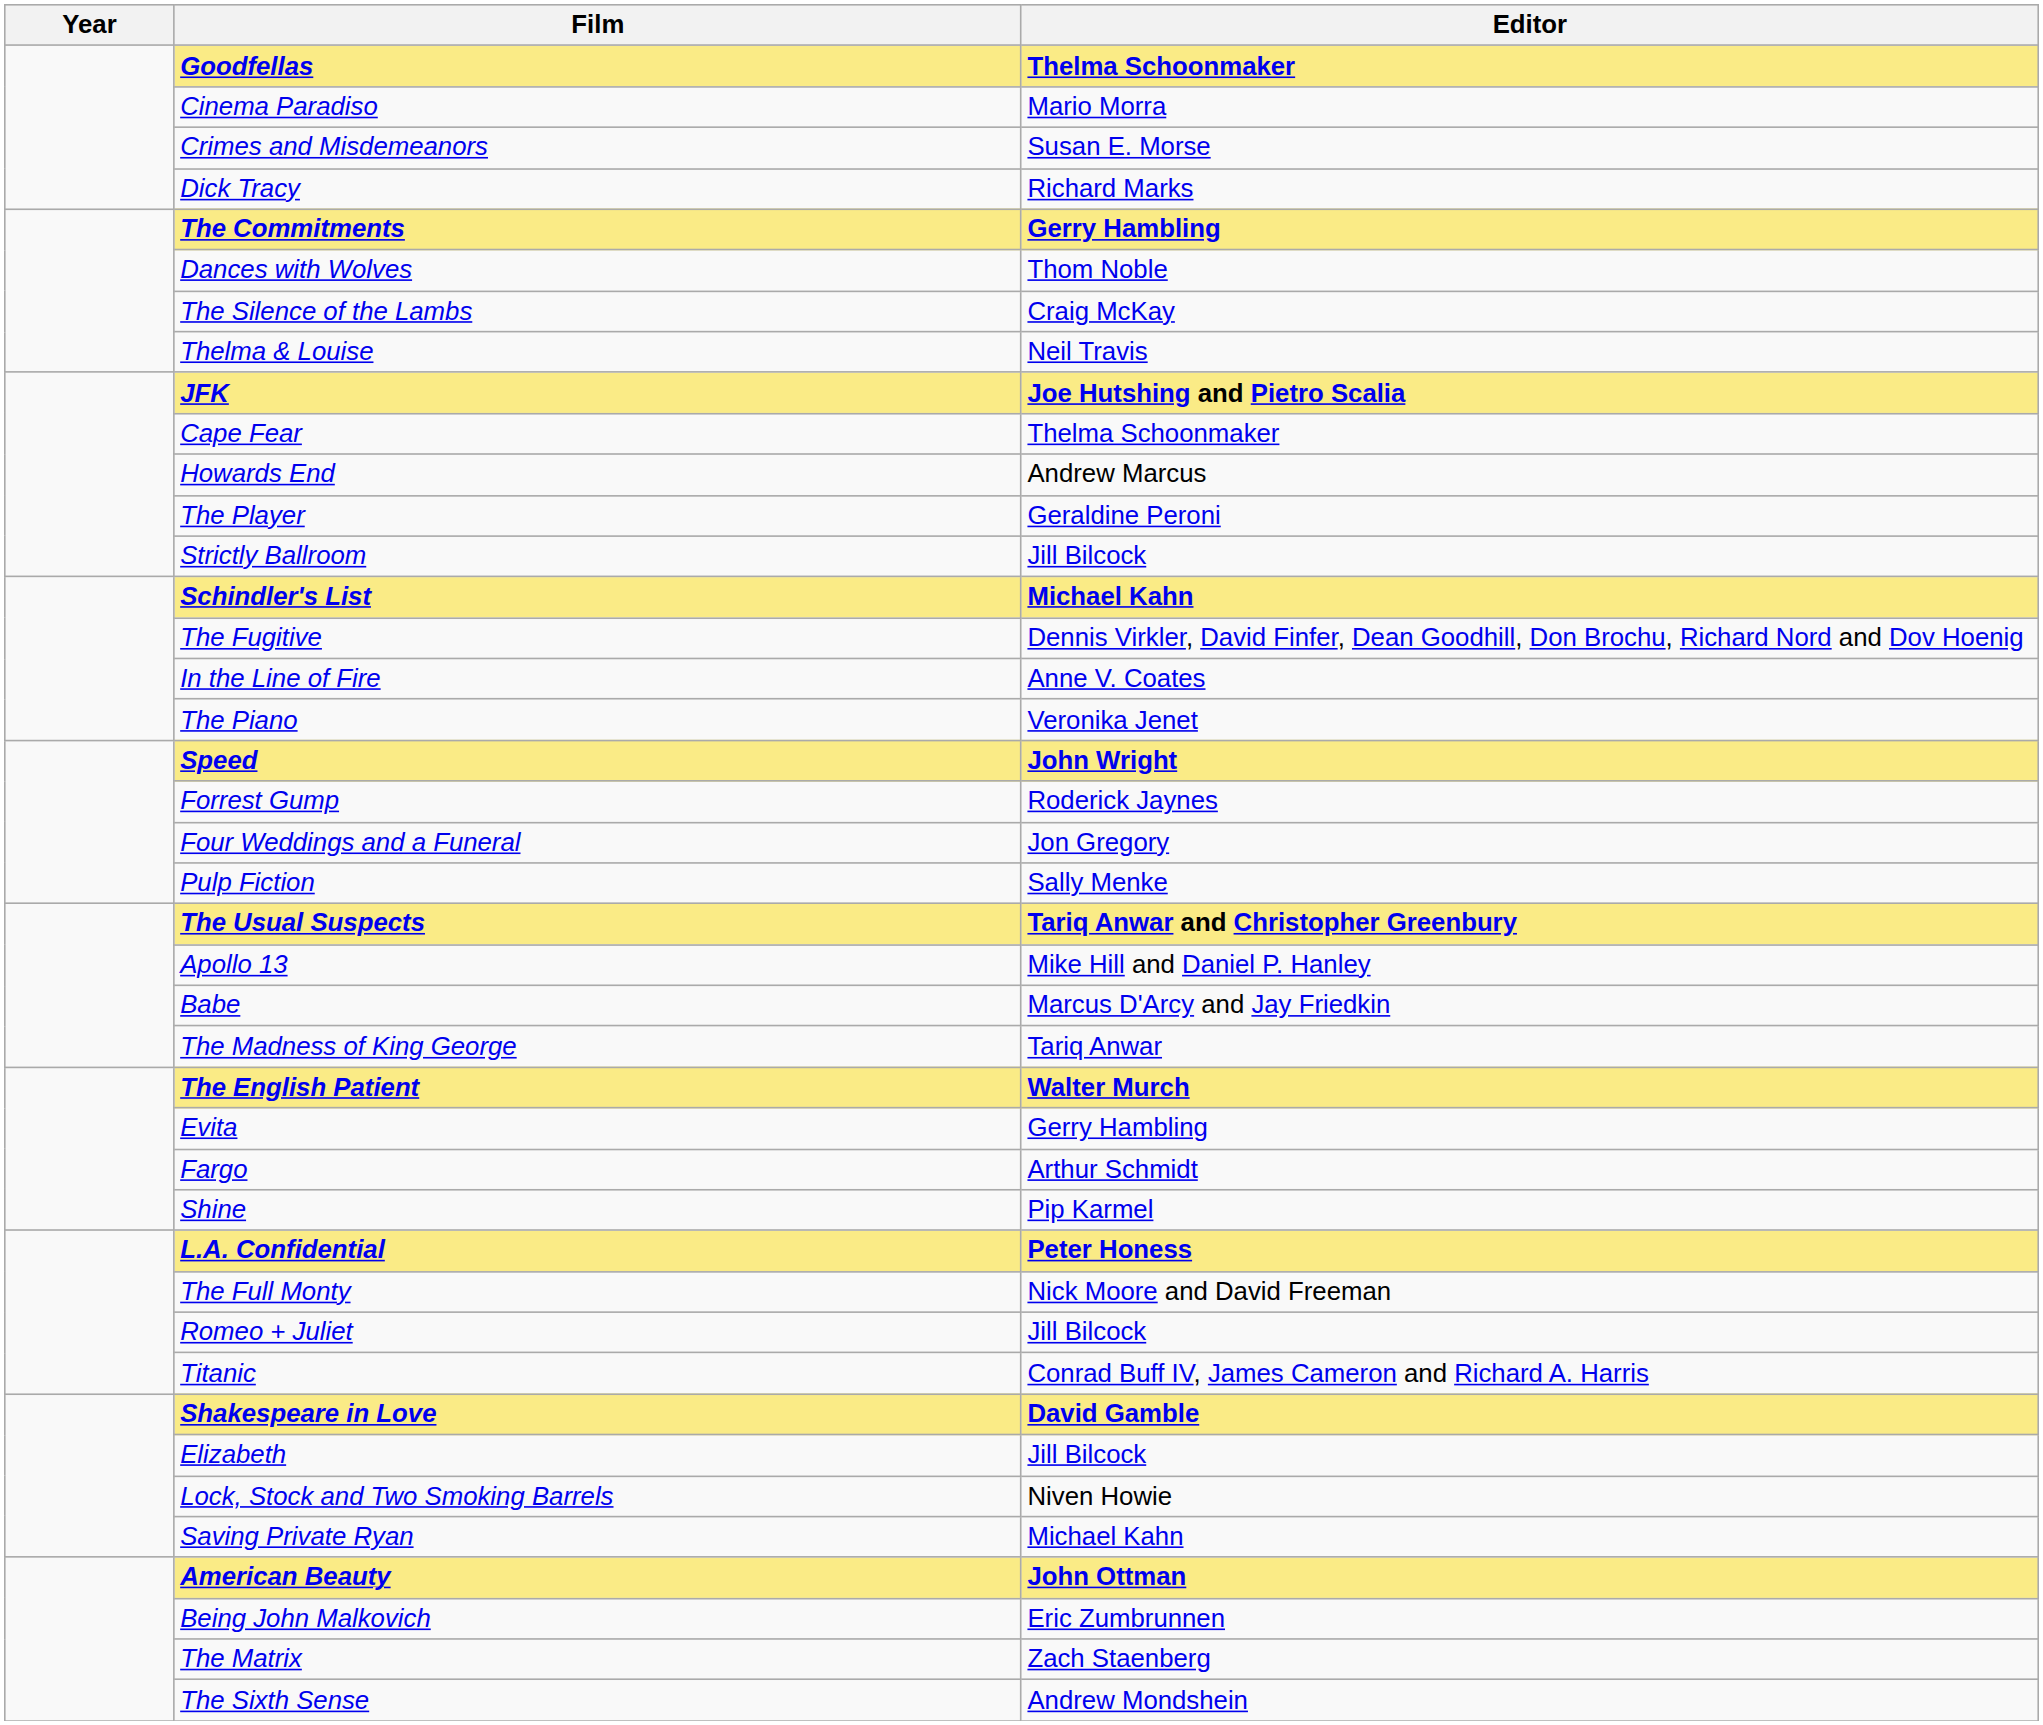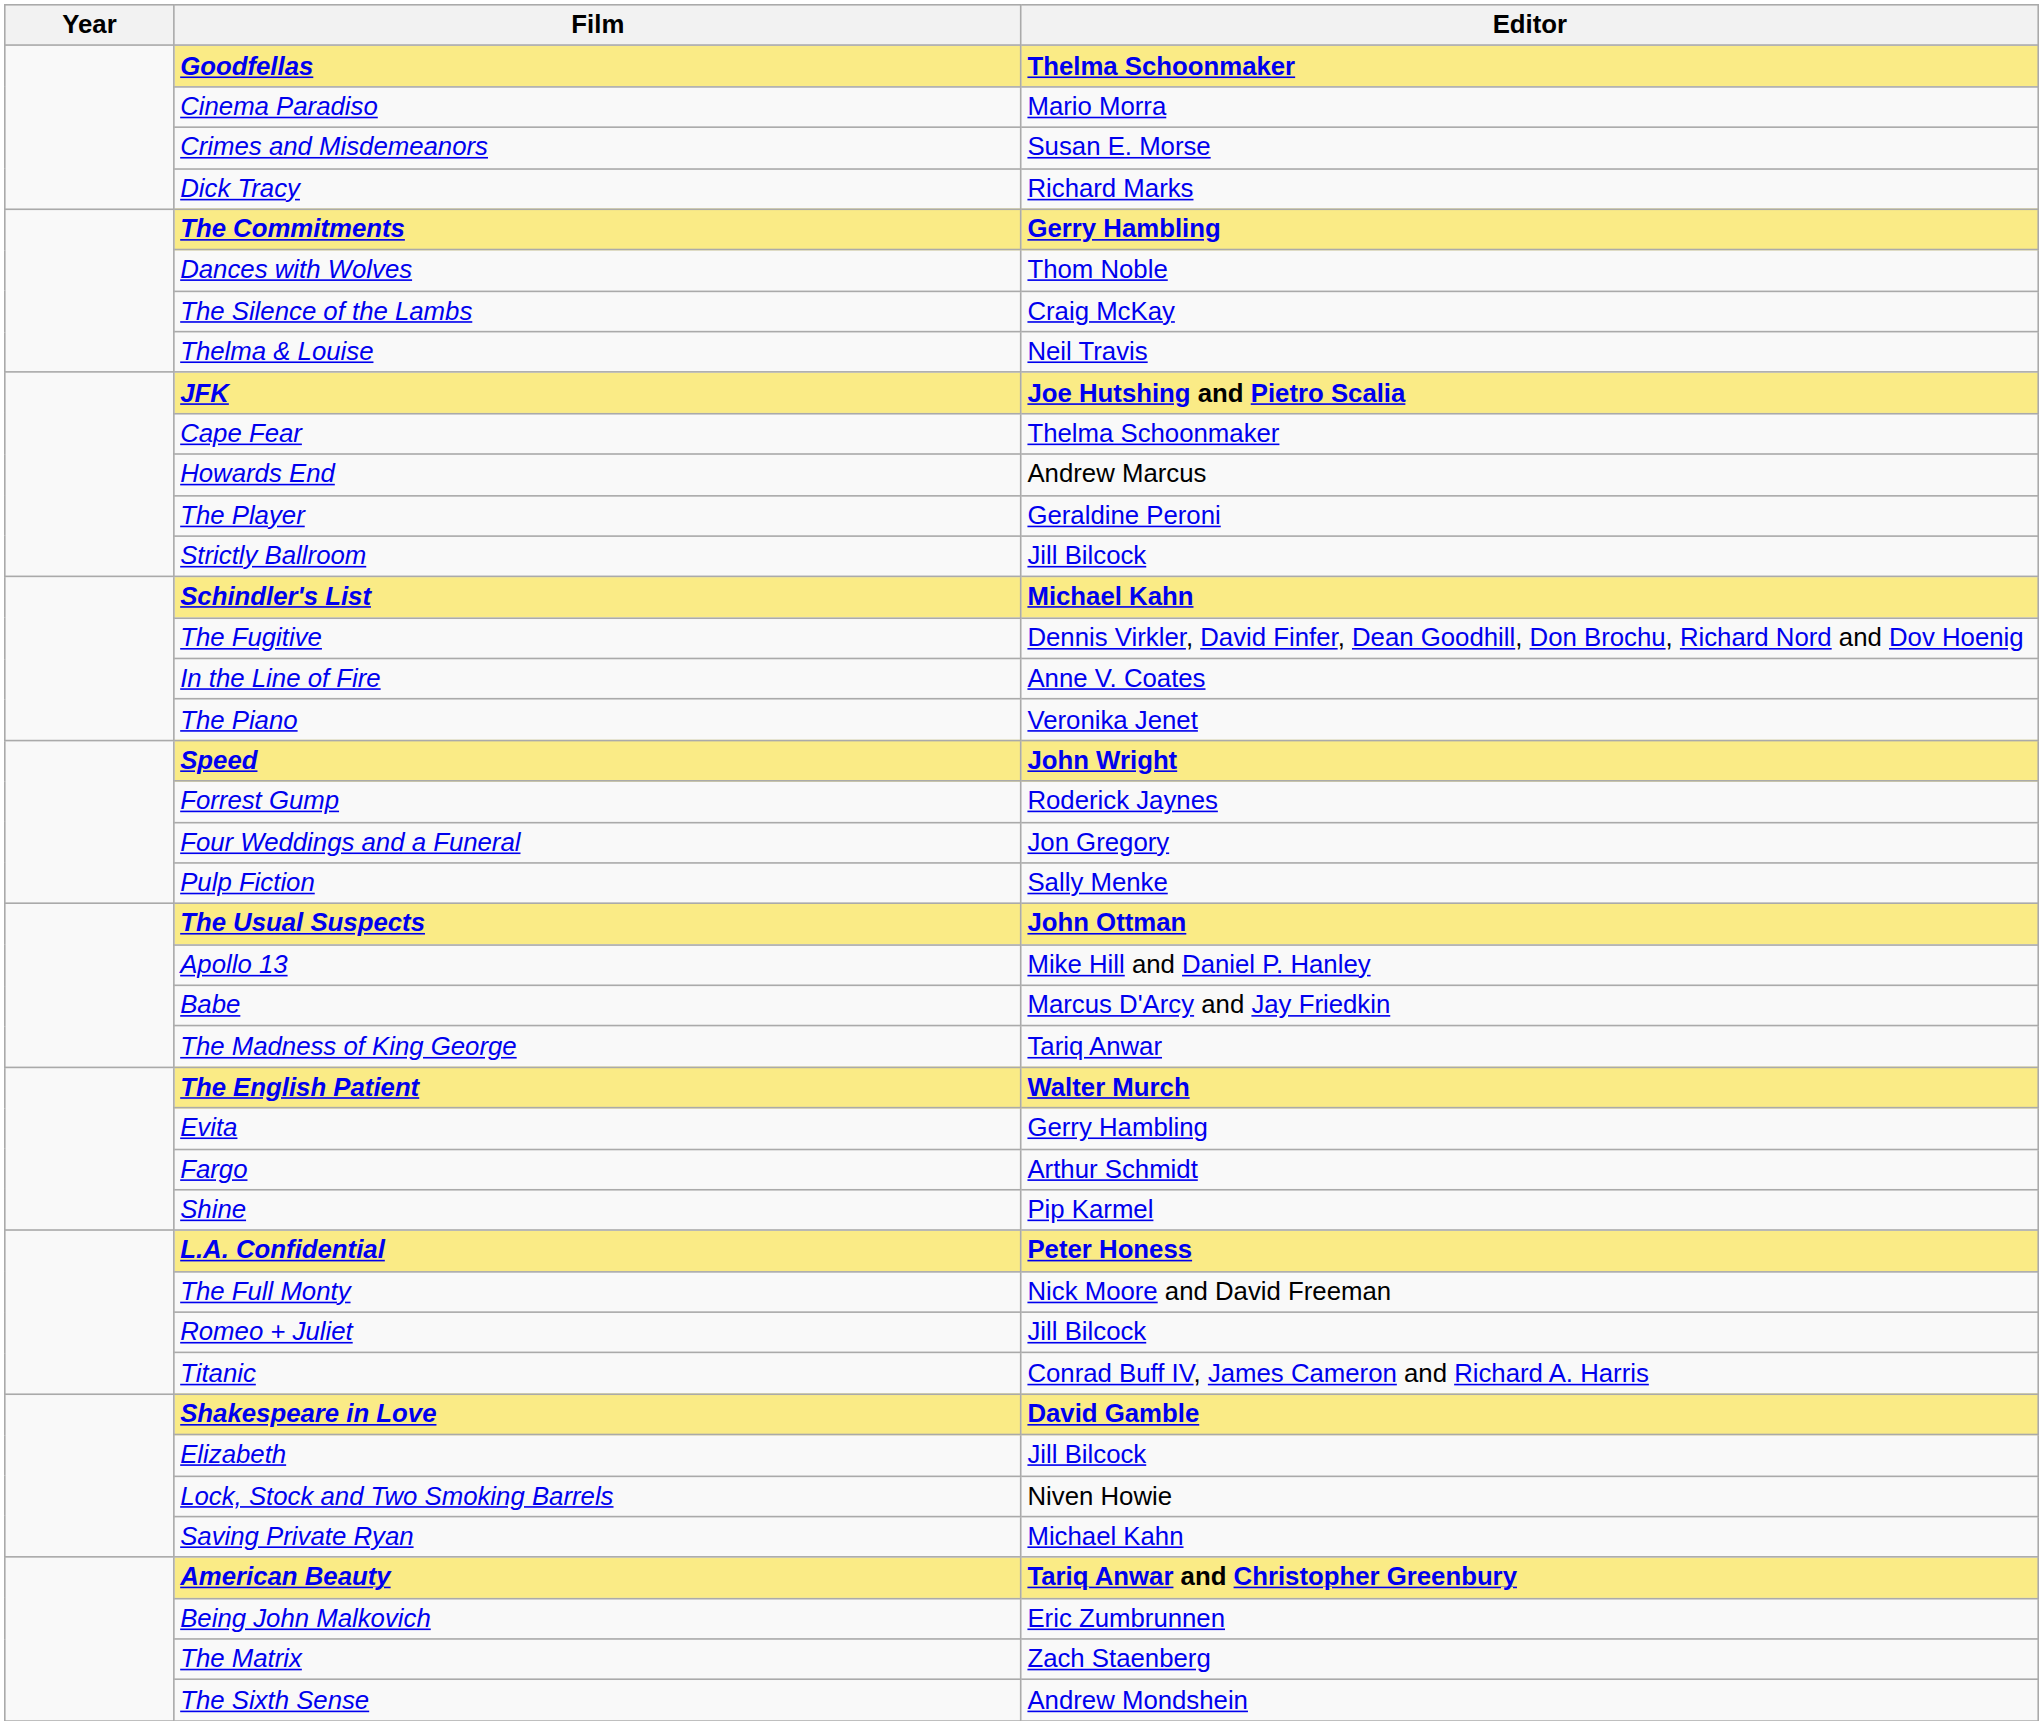(1272, 923) Tariq Anwar and Christopher Greenbury -> (1107, 923) John Ottman
(1107, 1577) John Ottman -> (1272, 1577) Tariq Anwar and Christopher Greenbury
